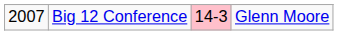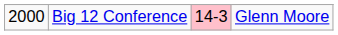(26, 17) 2007 -> (26, 17) 2000
